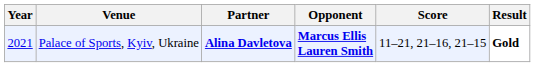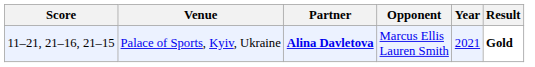columns swapped: (20, 15) <-> (433, 15)
(335, 43) bold -> (414, 43) normal
